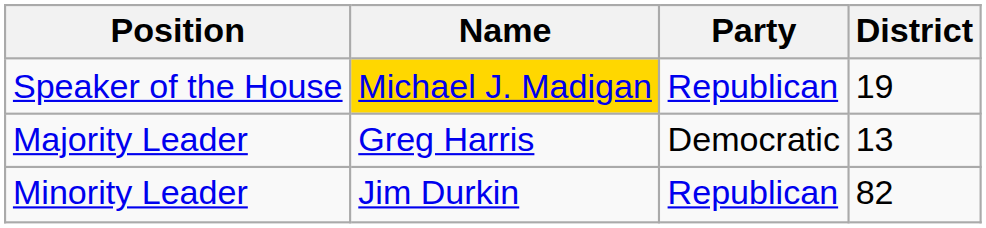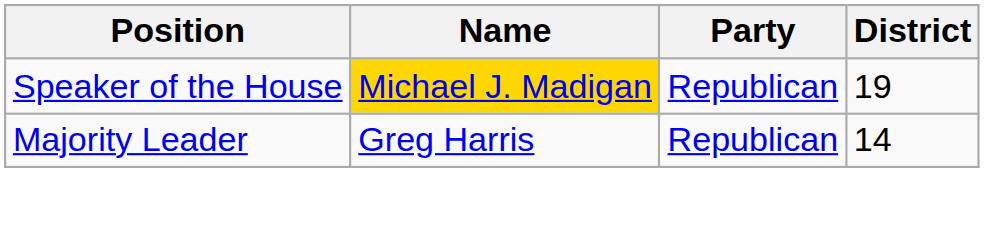(754, 139) Democratic -> (753, 139) Republican
(875, 139) 13 -> (873, 139) 14
- row: (130, 193)
